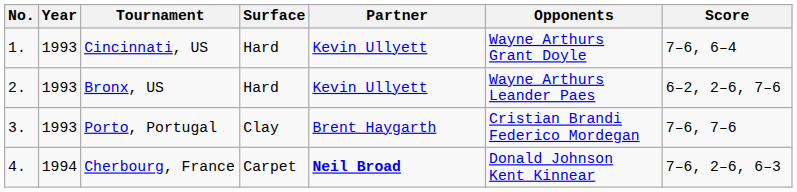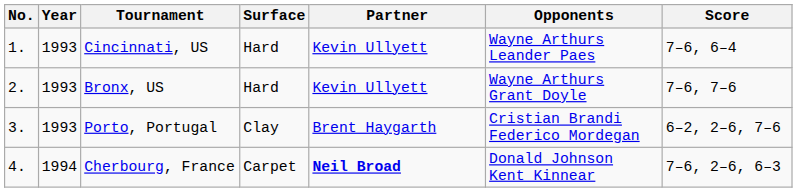(547, 48) Wayne Arthurs Grant Doyle -> (547, 48) Wayne Arthurs Leander Paes
(547, 87) Wayne Arthurs Leander Paes -> (547, 87) Wayne Arthurs Grant Doyle
(723, 87) 6–2, 2–6, 7–6 -> (701, 87) 7–6, 7–6
(701, 127) 7–6, 7–6 -> (723, 127) 6–2, 2–6, 7–6
